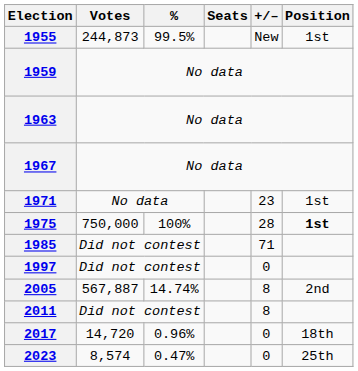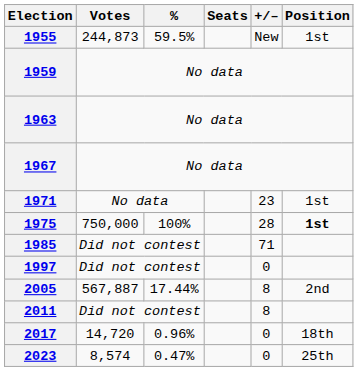(174, 38) 99.5% -> (174, 38) 59.5%
(174, 290) 14.74% -> (174, 290) 17.44%
